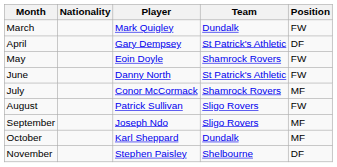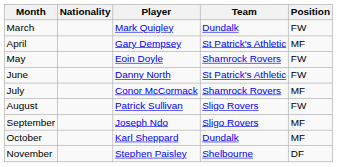(297, 43) DF -> (298, 43) MF
